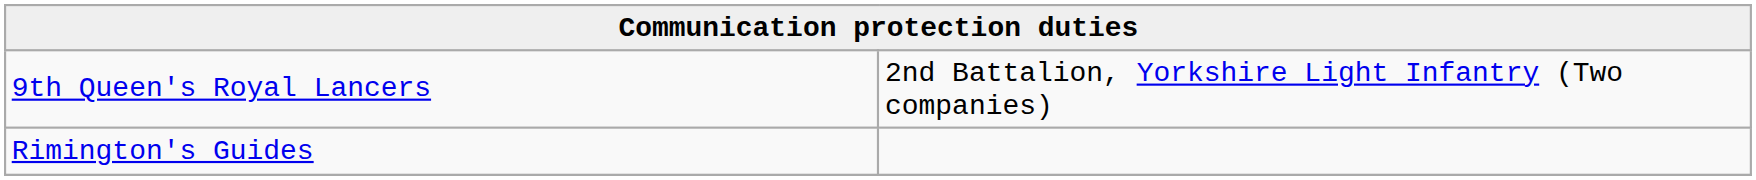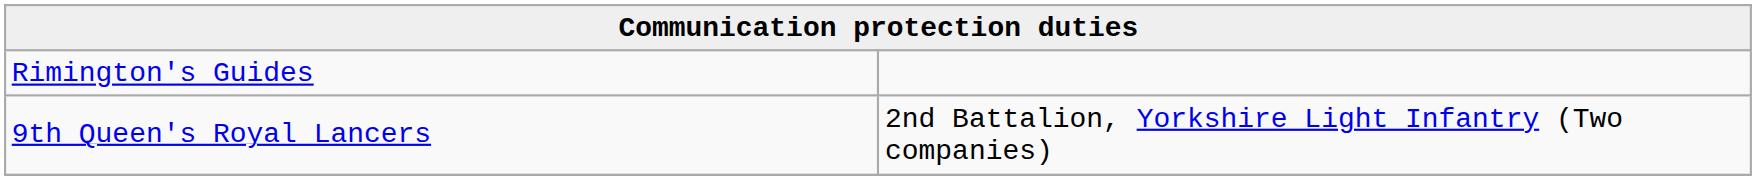rows swapped: (221, 90) <-> (163, 151)
